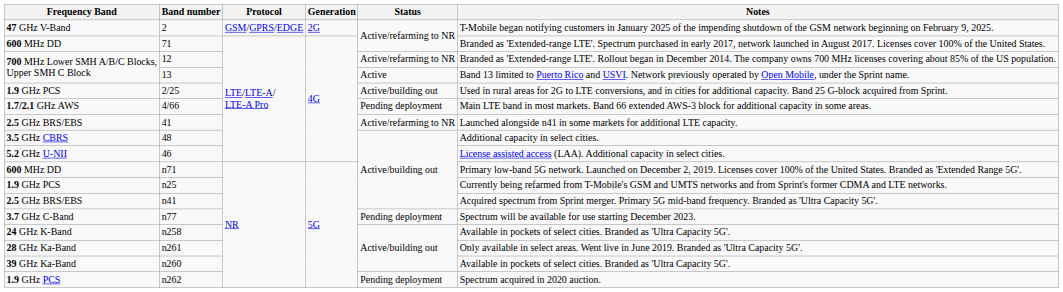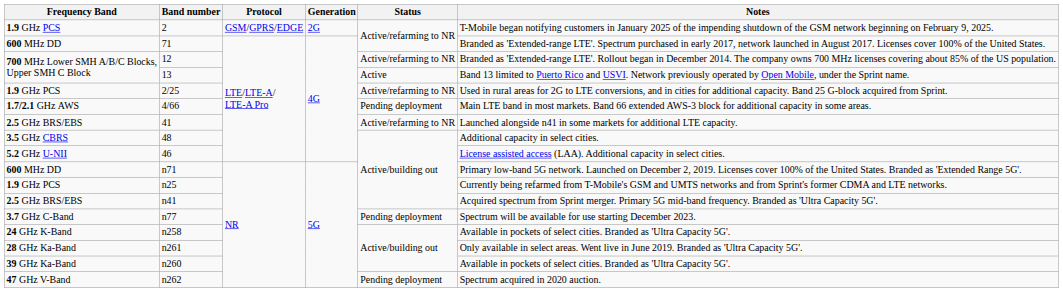(39, 28) 47 GHz V-Band -> (33, 28) 1.9 GHz PCS
(399, 91) Active/building out -> (408, 91) Active/refarming to NR
(33, 279) 1.9 GHz PCS -> (39, 279) 47 GHz V-Band
